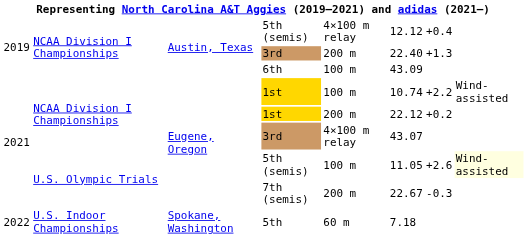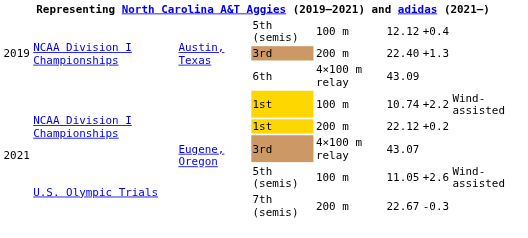(346, 31) 4×100 m relay -> (332, 31) 100 m
(340, 69) 100 m -> (339, 76) 4×100 m relay
(482, 165) lightyellow background -> (479, 177) no background
- row: (17, 222)
